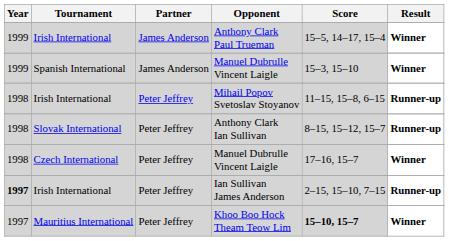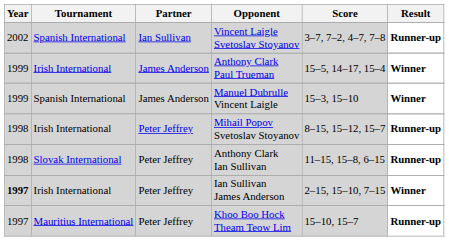+ row: (80, 37)
(345, 99) 11–15, 15–8, 6–15 -> (345, 129) 8–15, 15–12, 15–7
(345, 129) 8–15, 15–12, 15–7 -> (345, 160) 11–15, 15–8, 6–15
- row: (76, 160)
(416, 190) Runner-up -> (408, 190) Winner
(331, 221) bold -> (331, 221) normal
(408, 221) Winner -> (416, 221) Runner-up
